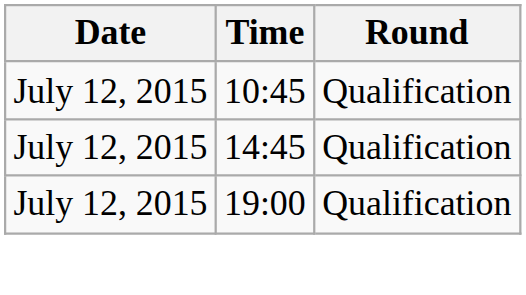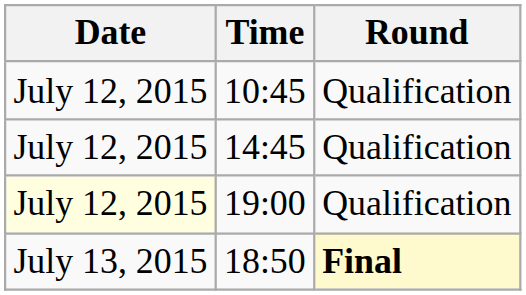(110, 203) no background -> (110, 203) lightyellow background
+ row: (265, 260)
